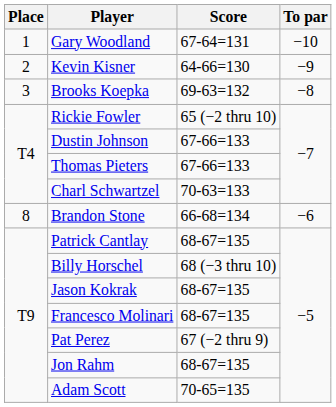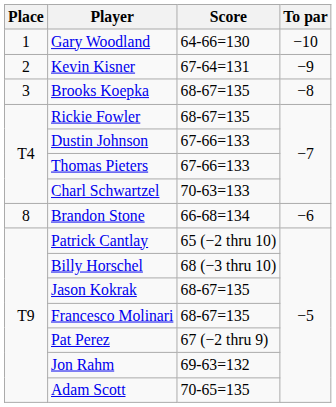(215, 41) 67-64=131 -> (215, 41) 64-66=130
(215, 66) 64-66=130 -> (215, 66) 67-64=131
(215, 91) 69-63=132 -> (215, 91) 68-67=135
(228, 116) 65 (−2 thru 10) -> (215, 116) 68-67=135
(215, 240) 68-67=135 -> (228, 240) 65 (−2 thru 10)
(215, 365) 68-67=135 -> (215, 365) 69-63=132
